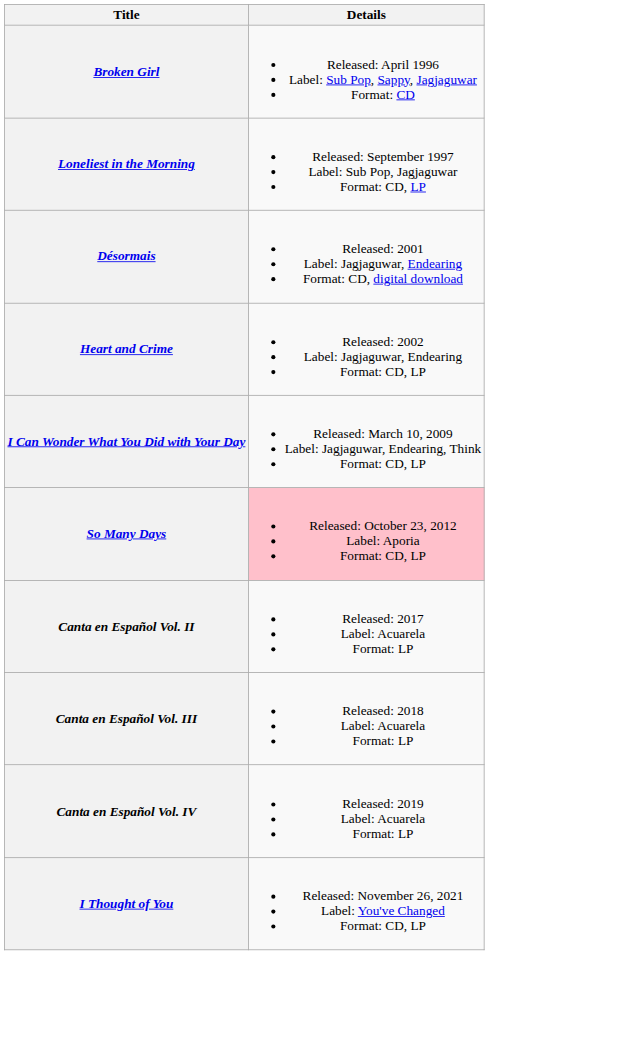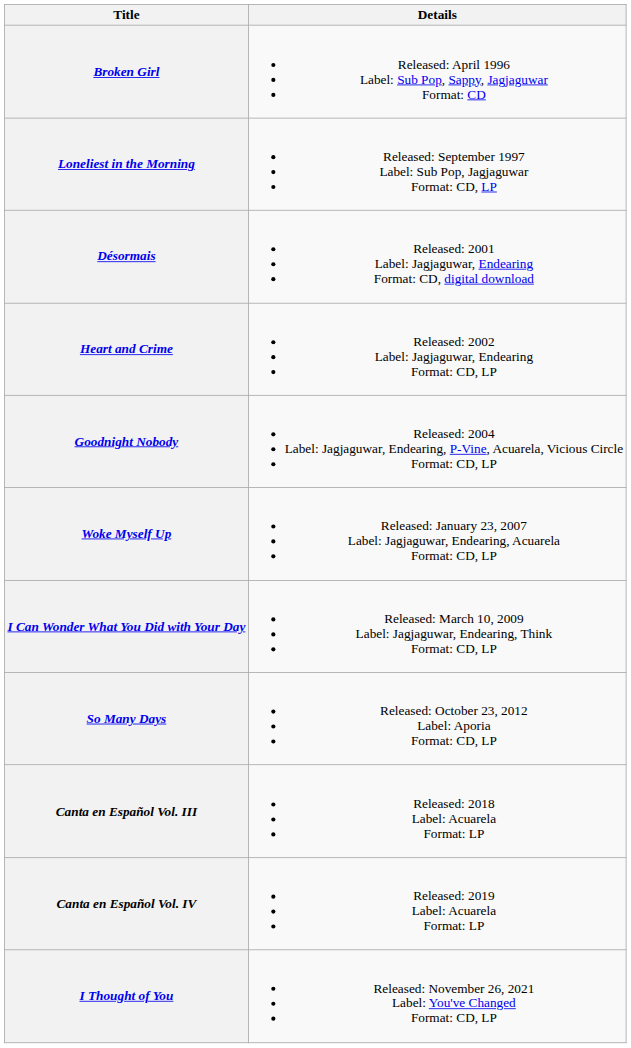+ row: (126, 441)
+ row: (126, 533)
(366, 541) pink background -> (437, 726) no background
- row: (126, 626)
